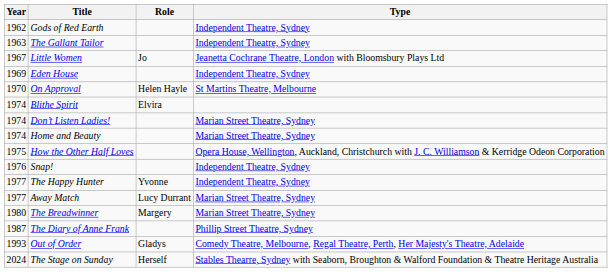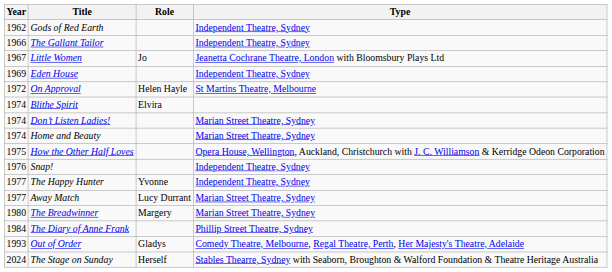(16, 43) 1963 -> (16, 43) 1966
(16, 89) 1970 -> (16, 89) 1972
(16, 228) 1987 -> (16, 228) 1984
